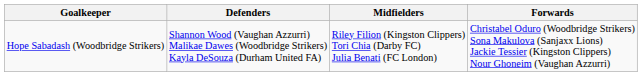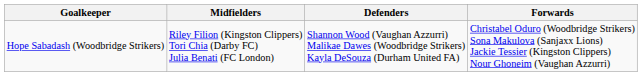columns swapped: (248, 12) <-> (399, 12)
